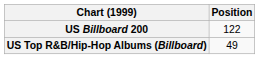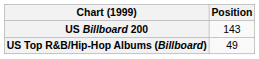(232, 29) 122 -> (232, 29) 143
